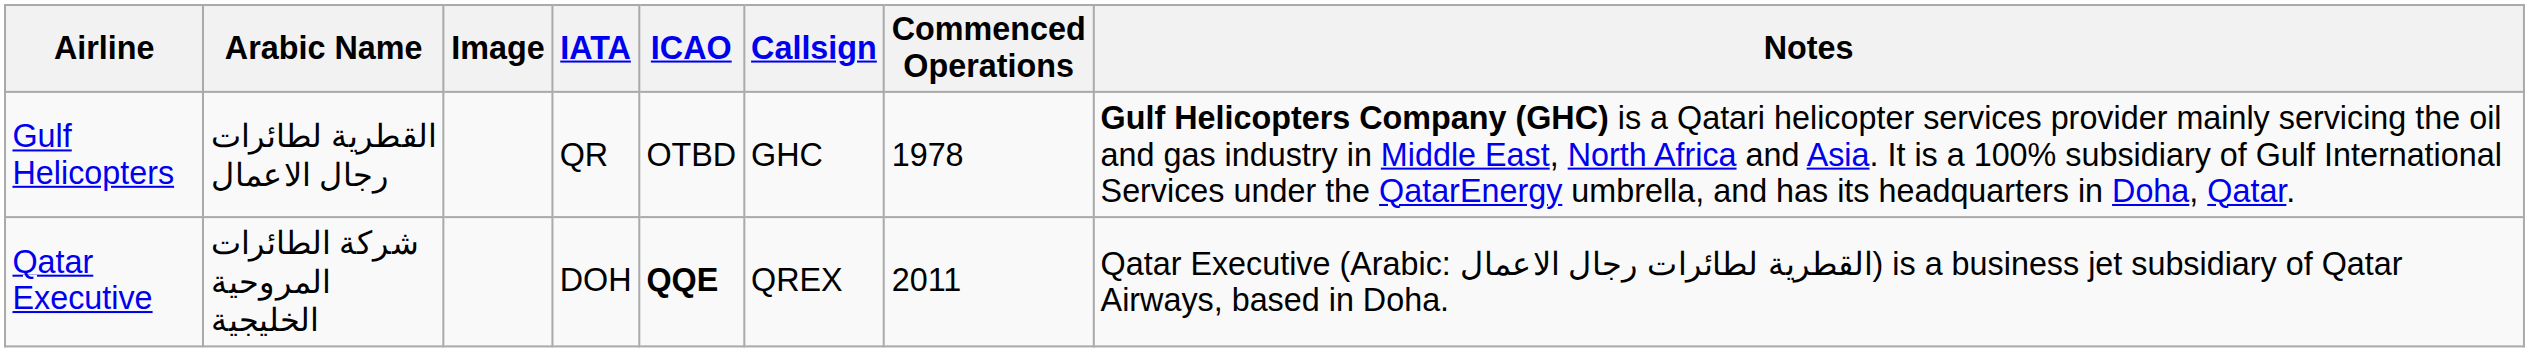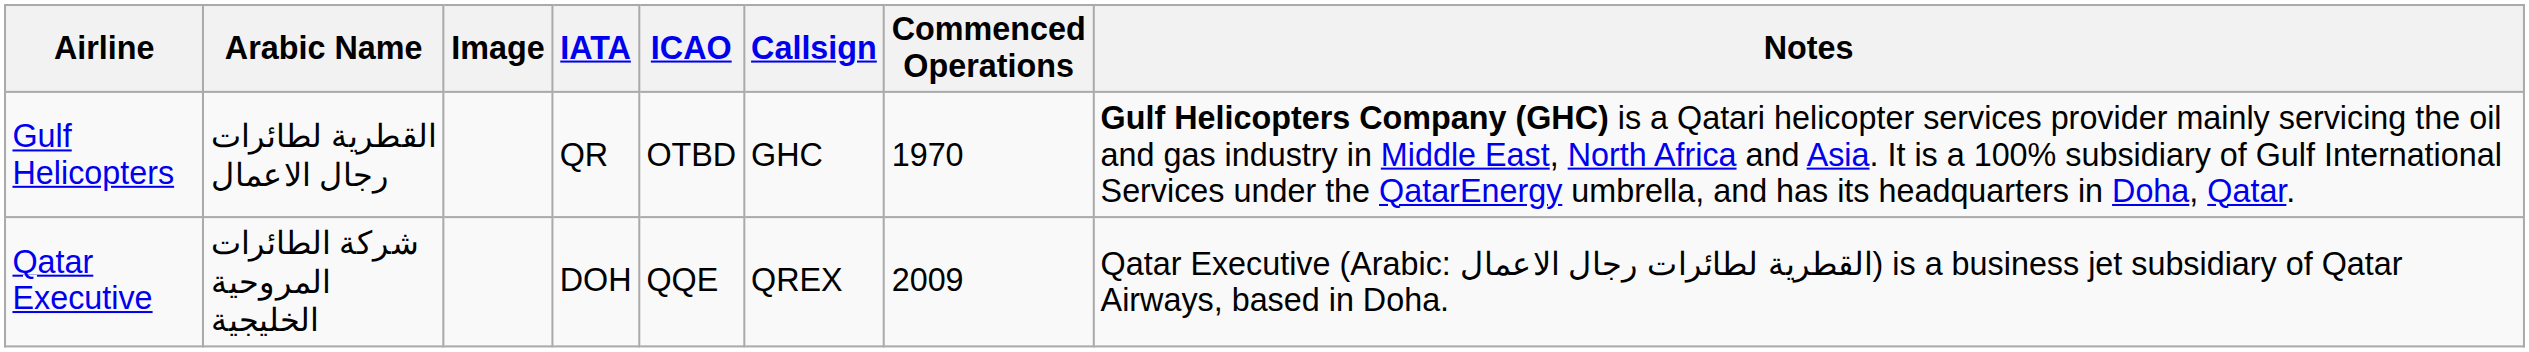(928, 154) 1978 -> (928, 154) 1970
(682, 281) bold -> (682, 281) normal
(926, 281) 2011 -> (928, 281) 2009
